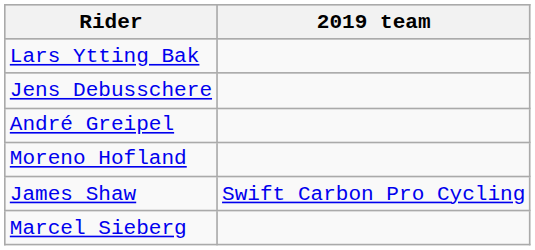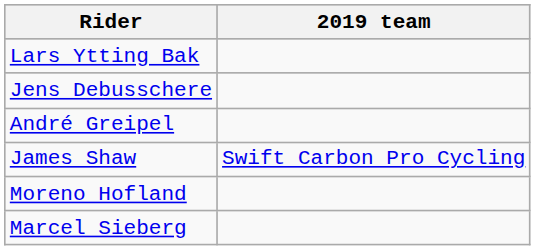rows swapped: (98, 159) <-> (73, 194)
